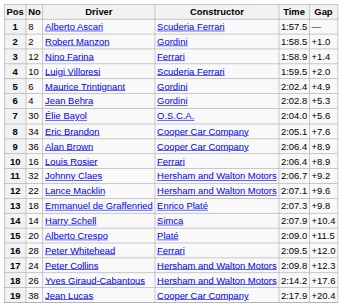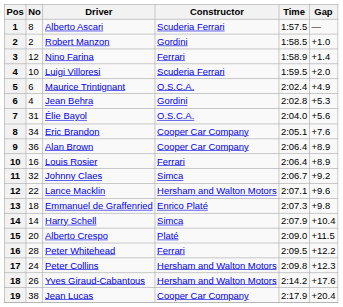(172, 87) Gordini -> (176, 87) O.S.C.A.
(33, 116) 30 -> (33, 116) 31
(217, 176) Hersham and Walton Motors -> (170, 176) Simca
(323, 251) +12.0 -> (323, 251) +12.2
